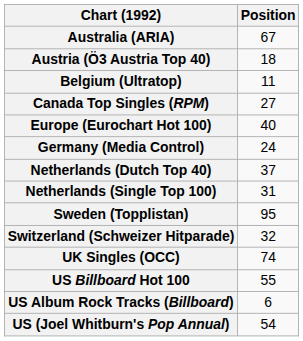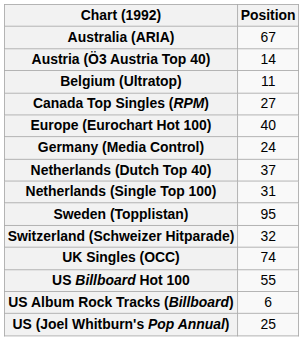(268, 59) 18 -> (268, 59) 14
(268, 324) 54 -> (268, 324) 25
